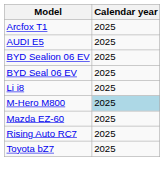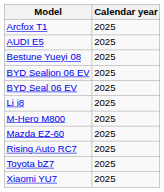+ row: (44, 57)
(105, 103) lightblue background -> (105, 118) no background
+ row: (32, 179)
